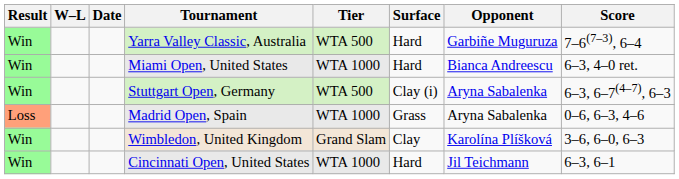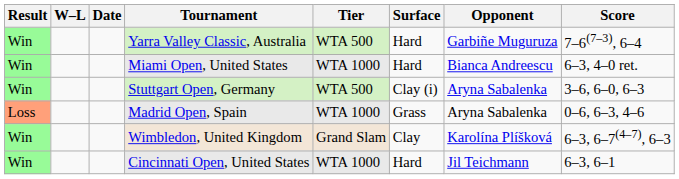(617, 91) 6–3, 6–7(4–7), 6–3 -> (604, 89) 3–6, 6–0, 6–3
(604, 139) 3–6, 6–0, 6–3 -> (617, 137) 6–3, 6–7(4–7), 6–3
